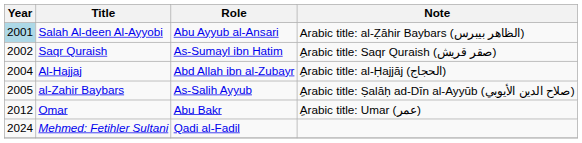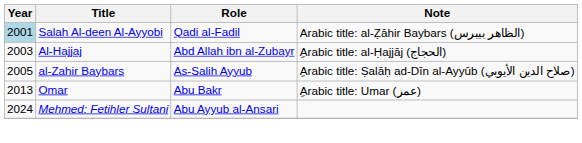(226, 32) Abu Ayyub al-Ansari -> (207, 32) Qadi al-Fadil
- row: (73, 51)
(20, 71) 2004 -> (20, 51) 2003
(20, 109) 2012 -> (20, 90) 2013
(207, 128) Qadi al-Fadil -> (226, 109) Abu Ayyub al-Ansari
